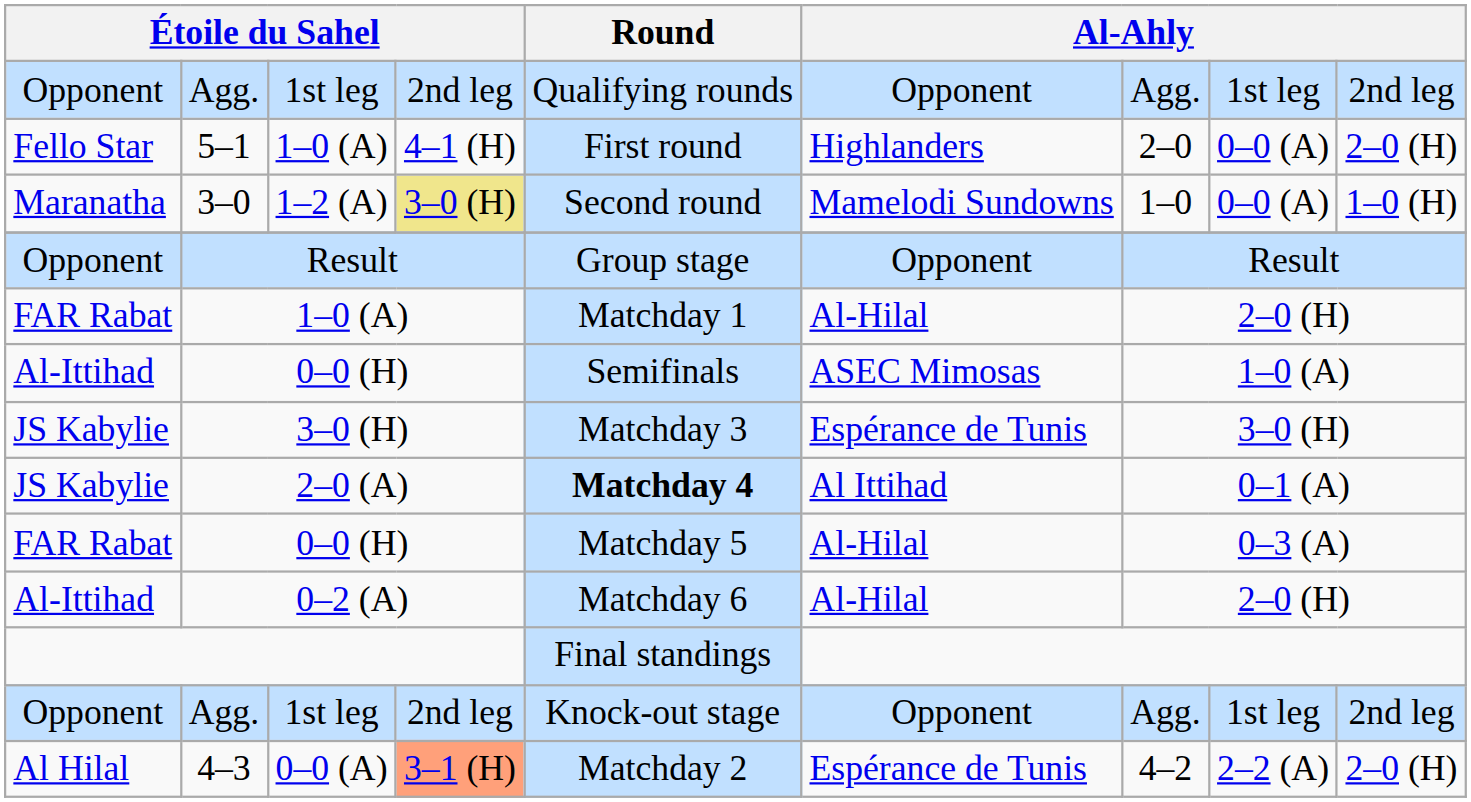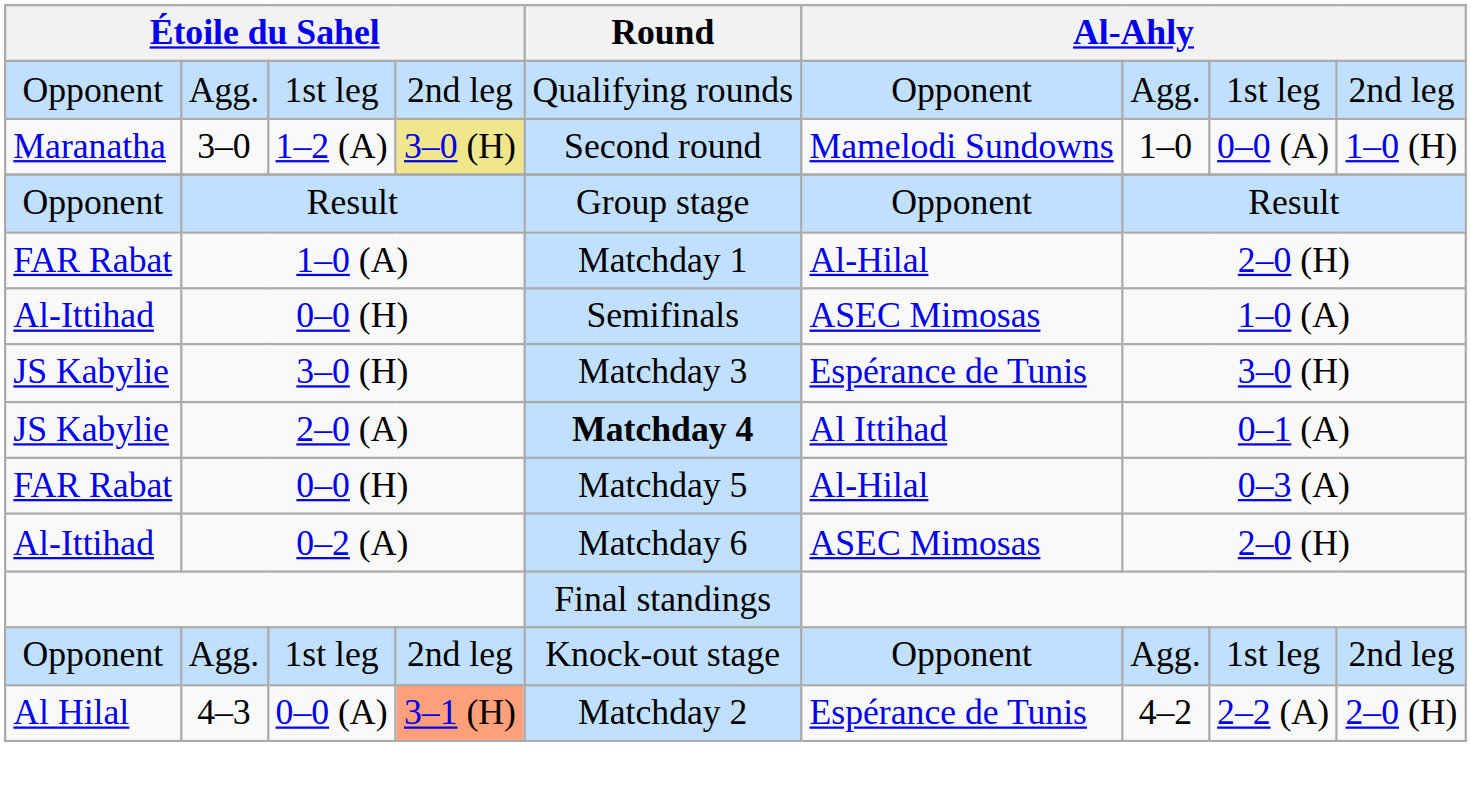- row: (83, 145)
(869, 598) Al-Hilal -> (925, 542) ASEC Mimosas
